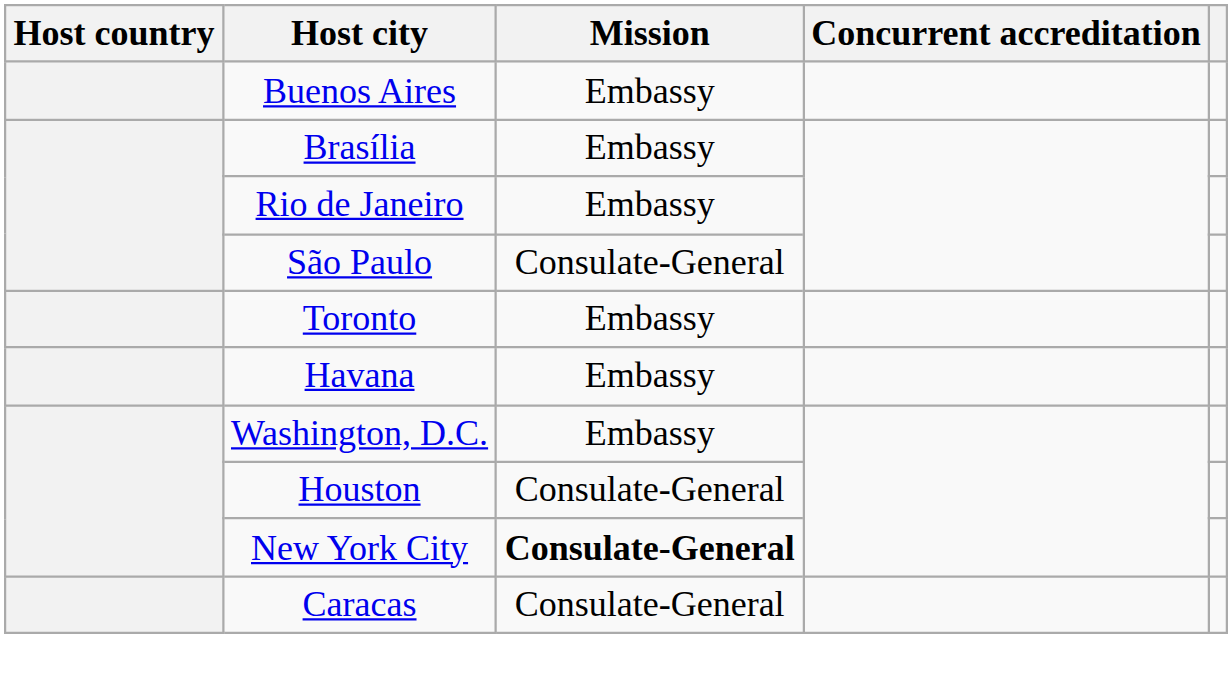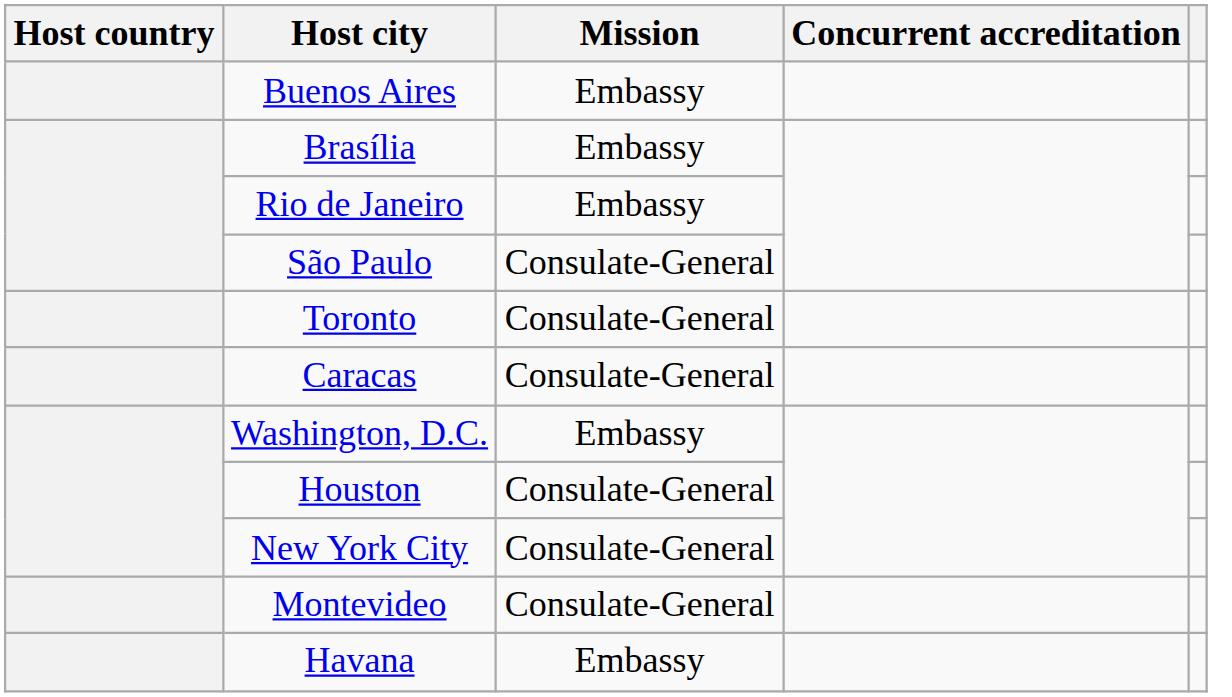(650, 318) Embassy -> (640, 318) Consulate-General
rows swapped: (360, 375) <-> (360, 603)
(650, 546) bold -> (640, 546) normal
+ row: (360, 603)
